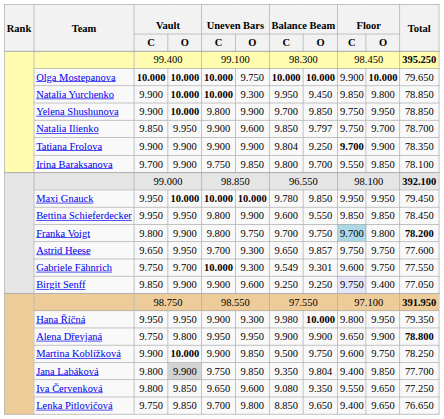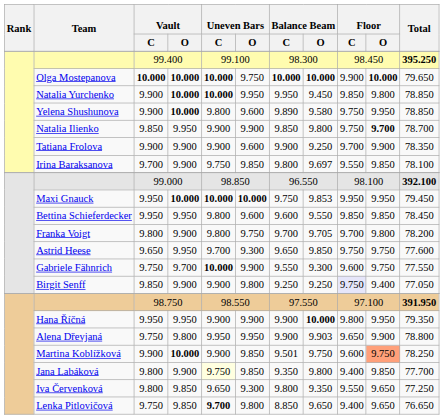(252, 94) 9.300 -> (252, 94) 9.950
(252, 112) 9.900 -> (252, 112) 9.600
(286, 112) 9.700 -> (286, 112) 9.890
(321, 112) 9.850 -> (321, 112) 9.580
(252, 129) 9.600 -> (252, 129) 9.900
(321, 129) 9.797 -> (321, 129) 9.800
(383, 129) normal -> (383, 129) bold
(252, 146) 9.900 -> (252, 146) 9.600
(286, 146) 9.804 -> (286, 146) 9.900
(352, 146) bold -> (352, 146) normal
(321, 164) 9.700 -> (321, 164) 9.697
(286, 198) 9.780 -> (286, 198) 9.750
(321, 198) 9.850 -> (321, 198) 9.853
(252, 215) 9.900 -> (252, 215) 9.600
(321, 233) 9.750 -> (321, 233) 9.705
(352, 233) lightblue background -> (352, 233) no background
(419, 233) bold -> (419, 233) normal
(321, 250) 9.857 -> (321, 250) 9.850
(252, 267) 9.300 -> (252, 267) 9.900
(286, 267) 9.549 -> (286, 267) 9.550
(321, 267) 9.301 -> (321, 267) 9.300
(252, 285) 9.600 -> (252, 285) 9.800
(252, 319) 9.300 -> (252, 319) 9.900
(286, 319) 9.980 -> (286, 319) 9.900
(321, 337) 9.900 -> (321, 337) 9.903
(419, 337) bold -> (419, 337) normal
(286, 354) 9.500 -> (286, 354) 9.501
(383, 354) no background -> (383, 354) lightsalmon background
(185, 371) lightgrey background -> (185, 371) no background
(219, 371) no background -> (219, 371) lightyellow background
(321, 371) 9.804 -> (321, 371) 9.800
(252, 388) 9.600 -> (252, 388) 9.300
(286, 388) 9.080 -> (286, 388) 9.800
(219, 406) normal -> (219, 406) bold
